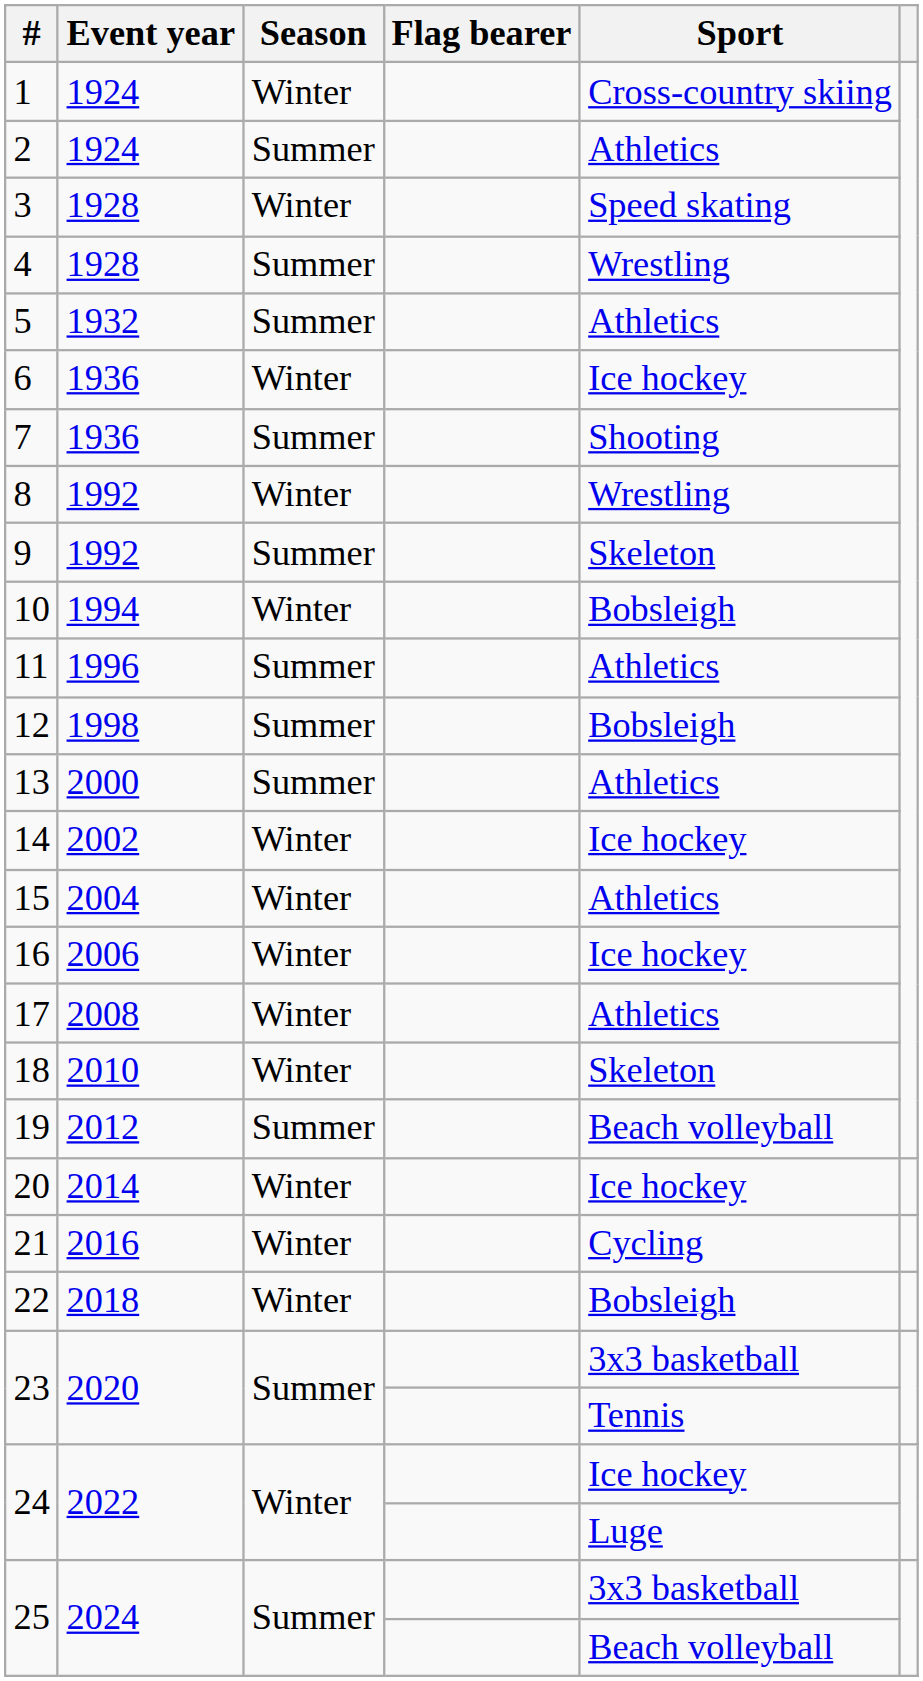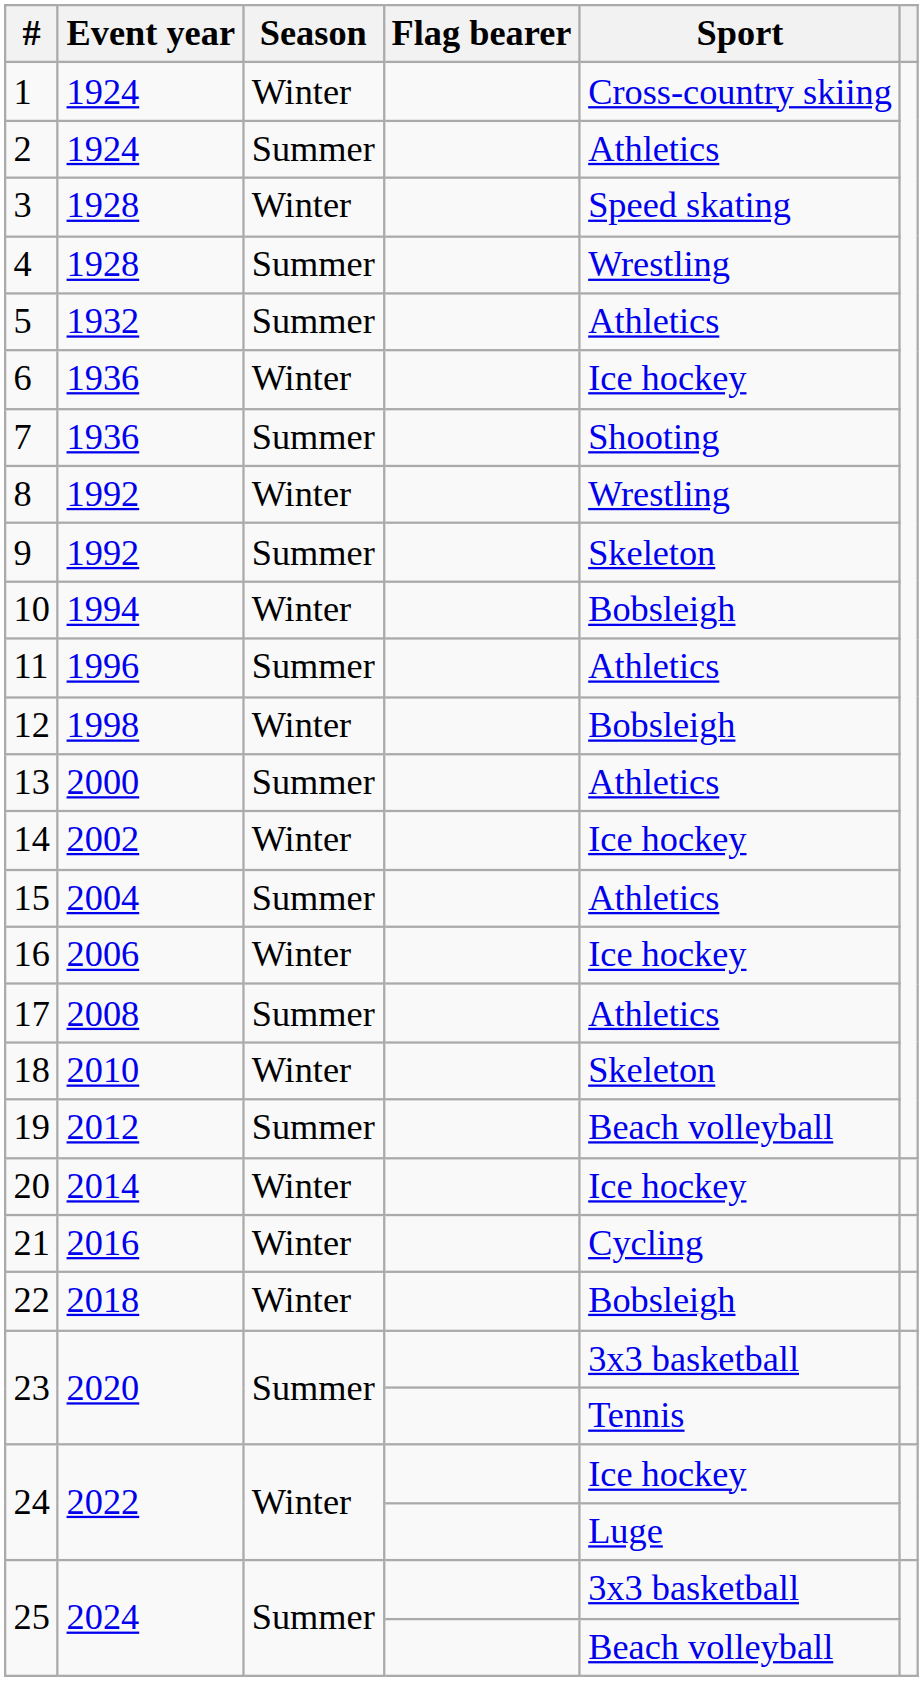(313, 724) Summer -> (301, 724) Winter
(301, 897) Winter -> (313, 897) Summer
(301, 1012) Winter -> (313, 1012) Summer
